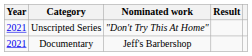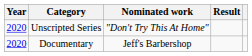(17, 28) 2021 -> (17, 28) 2020
(17, 43) 2021 -> (17, 43) 2020
